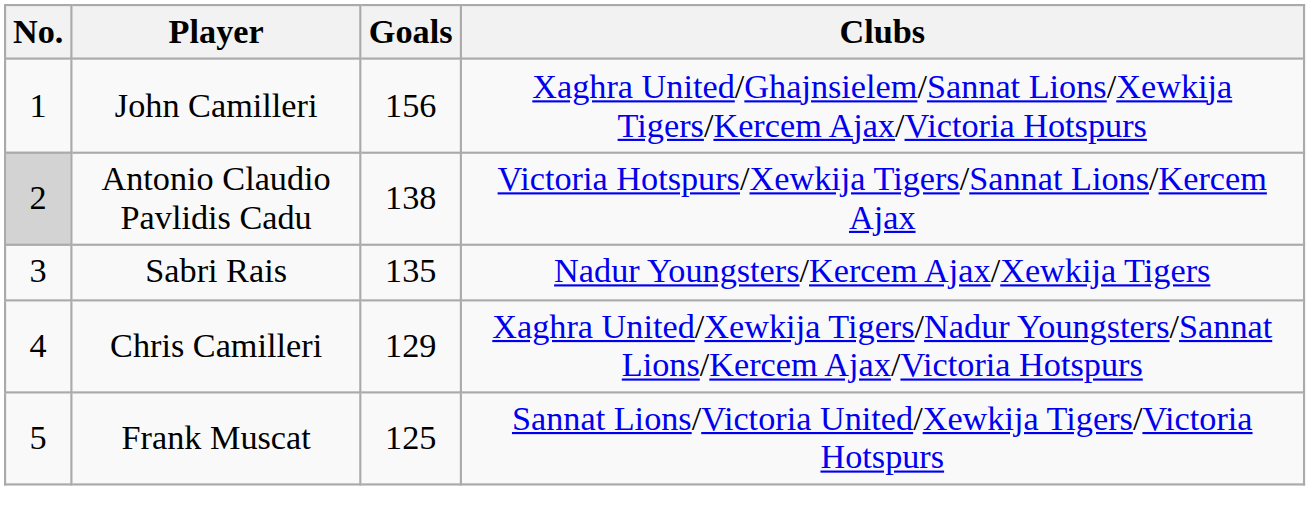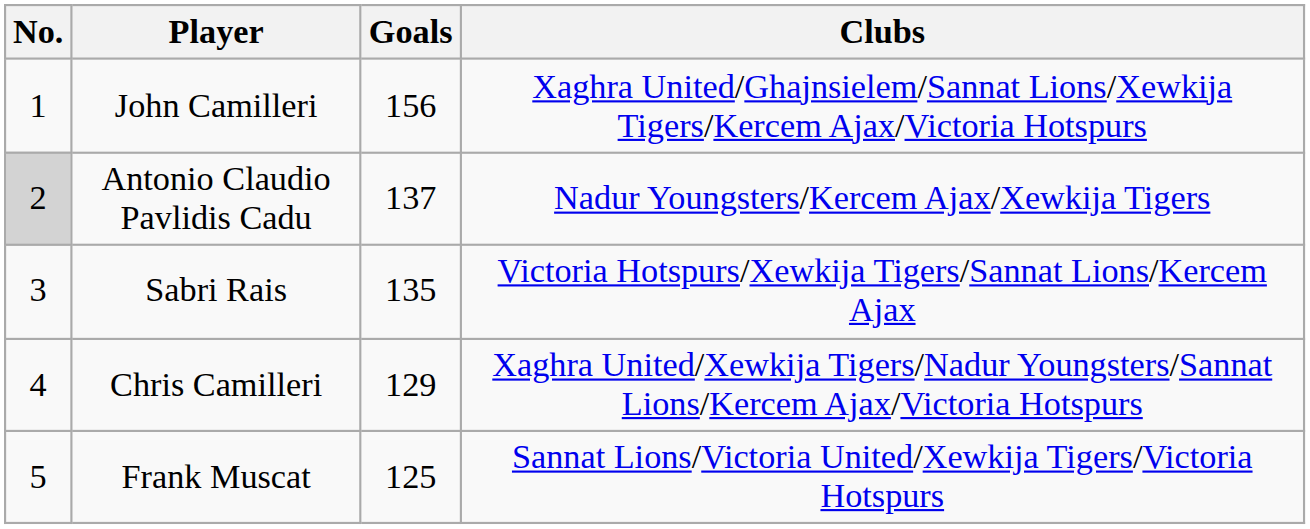(411, 198) 138 -> (411, 198) 137
(882, 198) Victoria Hotspurs/Xewkija Tigers/Sannat Lions/Kercem Ajax -> (882, 198) Nadur Youngsters/Kercem Ajax/Xewkija Tigers
(882, 271) Nadur Youngsters/Kercem Ajax/Xewkija Tigers -> (882, 290) Victoria Hotspurs/Xewkija Tigers/Sannat Lions/Kercem Ajax
